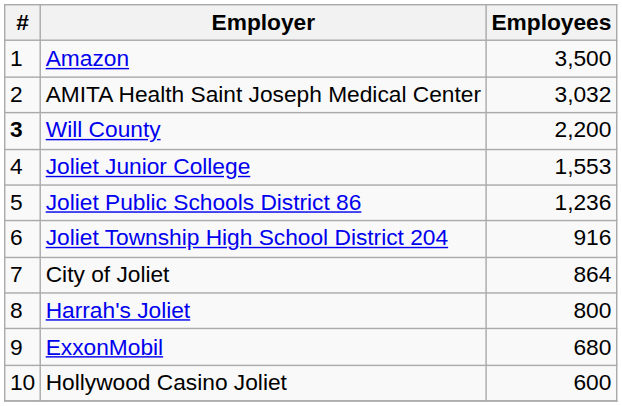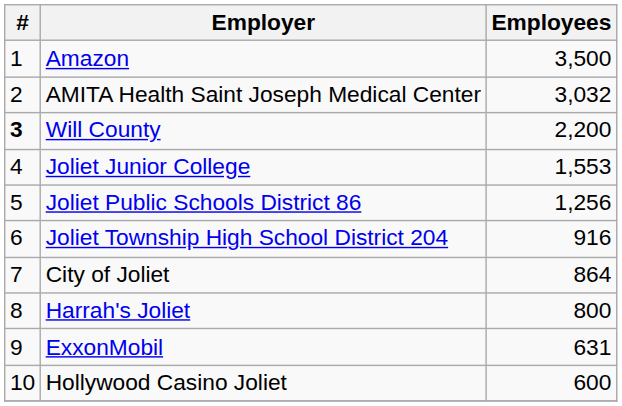(583, 202) 1,236 -> (583, 202) 1,256
(592, 346) 680 -> (592, 346) 631
